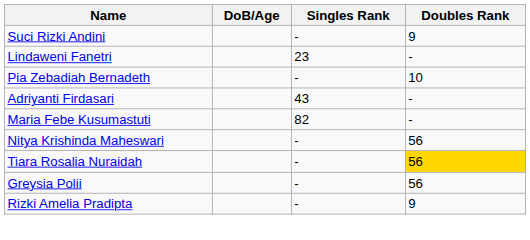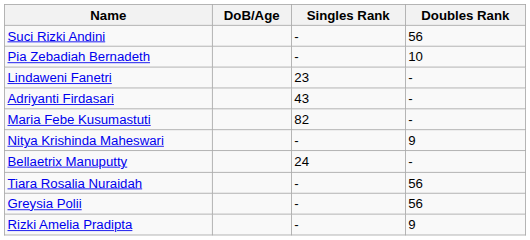(412, 36) 9 -> (416, 36) 56
rows swapped: (79, 78) <-> (60, 57)
(416, 141) 56 -> (412, 141) 9
+ row: (67, 162)
(416, 162) gold background -> (416, 183) no background
